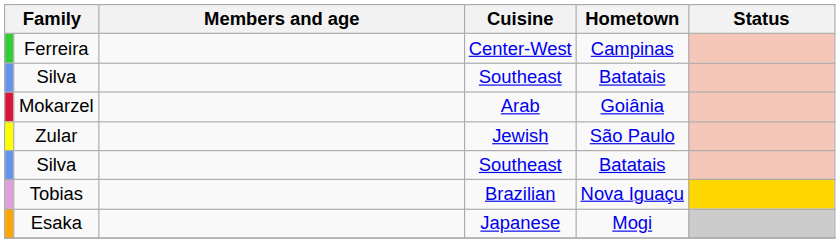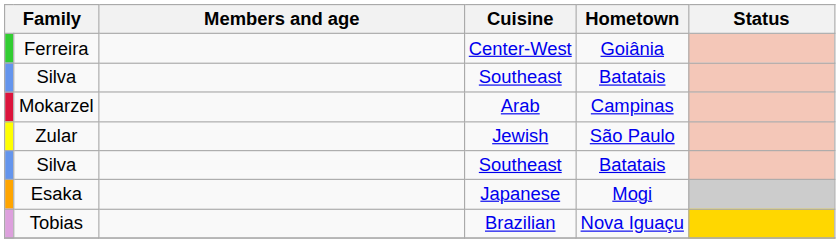(632, 48) Campinas -> (632, 48) Goiânia
(632, 106) Goiânia -> (632, 106) Campinas
rows swapped: (56, 223) <-> (56, 194)
